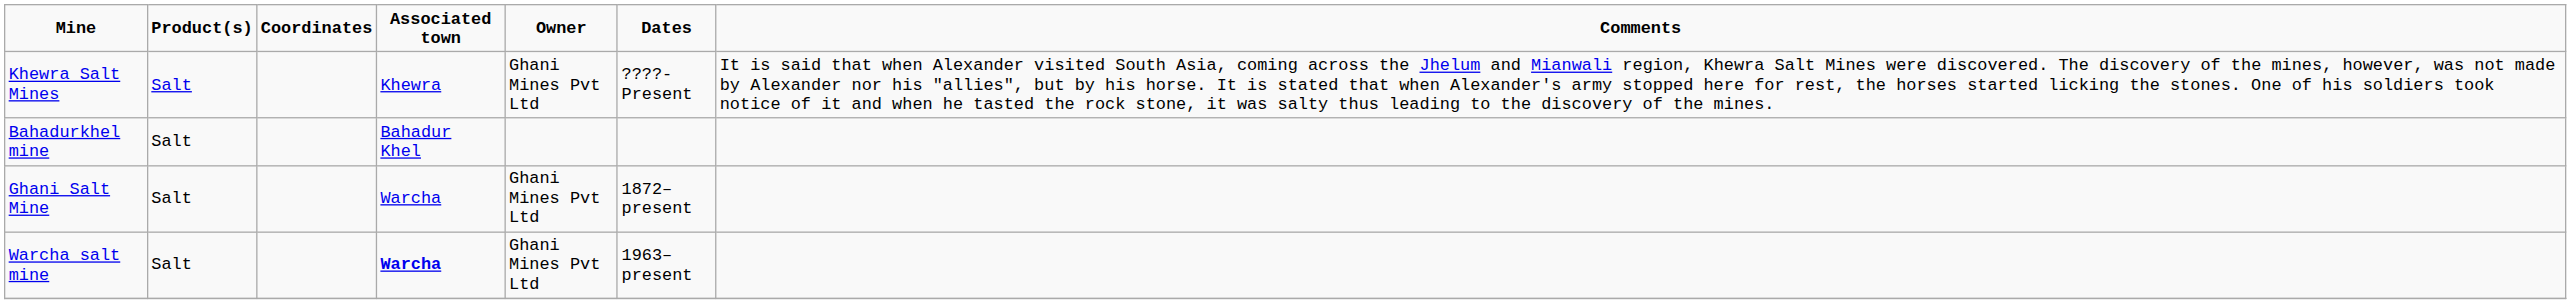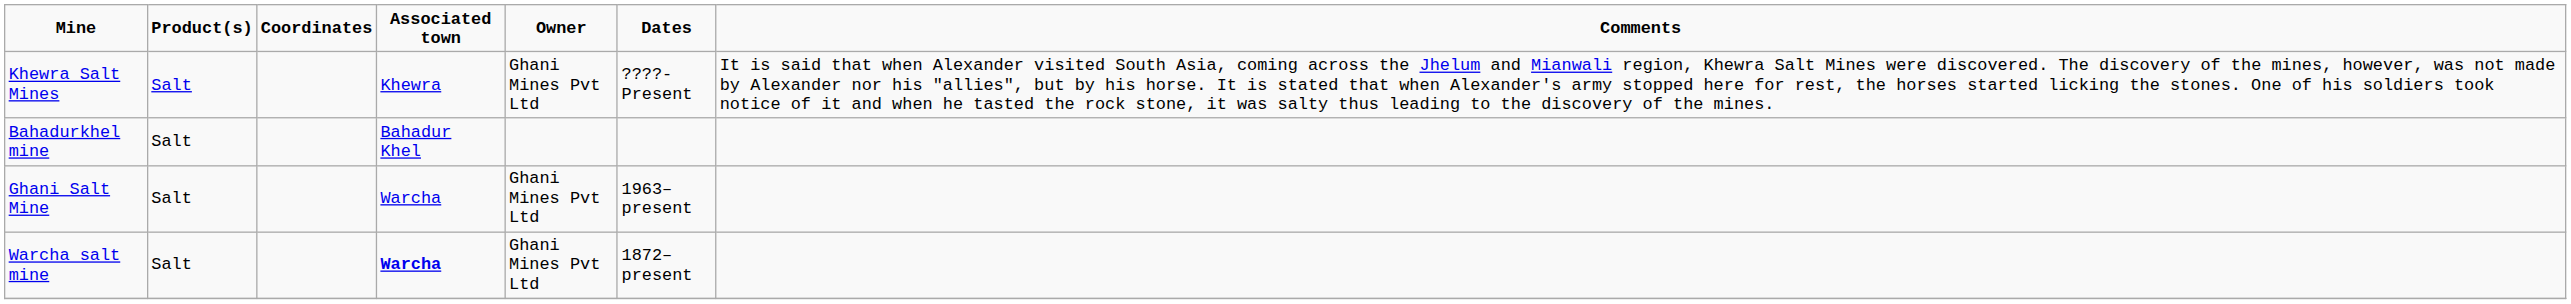(657, 199) 1872–present -> (657, 199) 1963–present
(657, 265) 1963–present -> (657, 265) 1872–present
